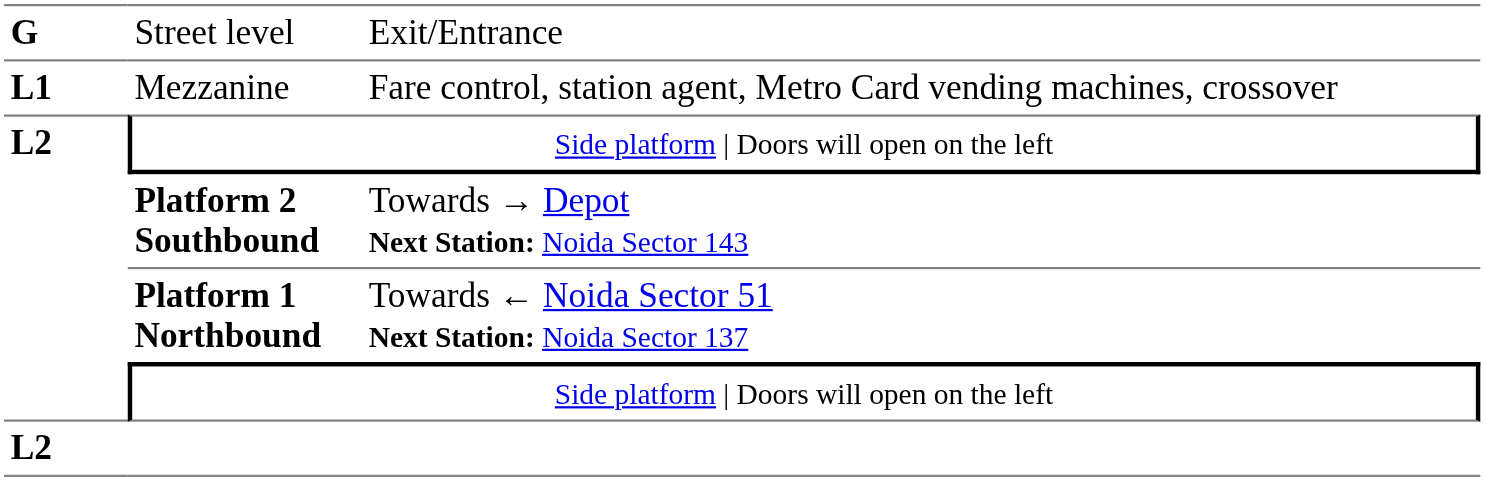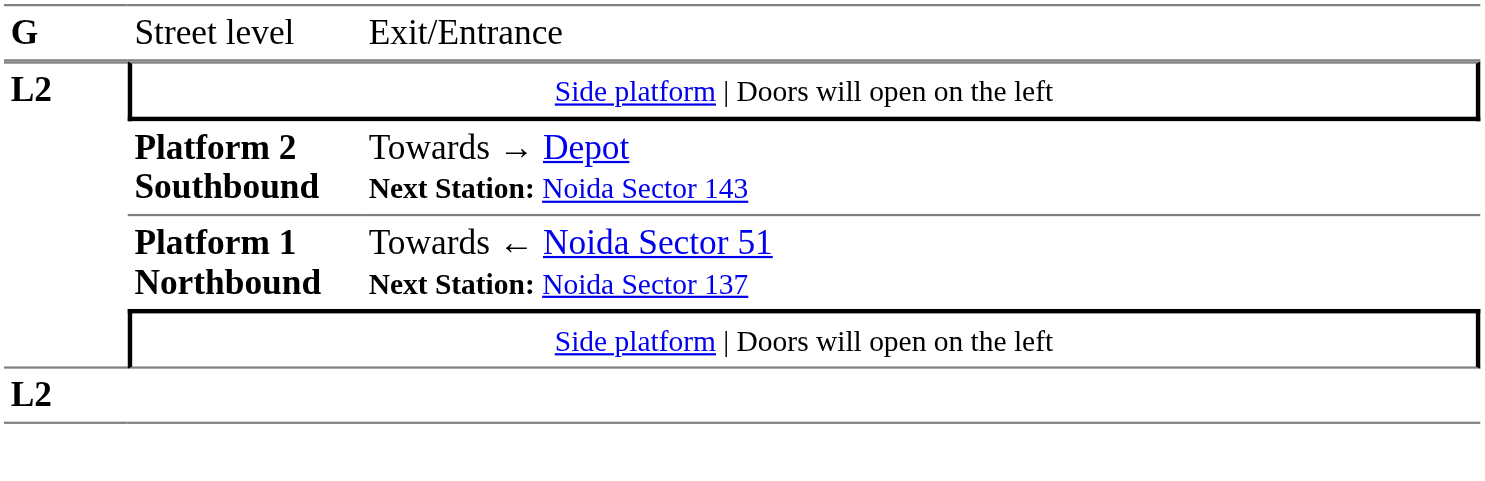- row: (212, 87)
